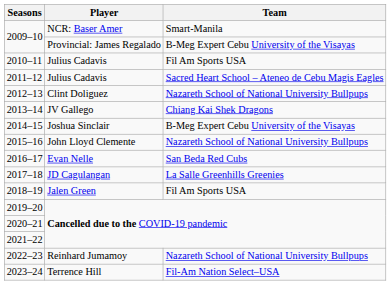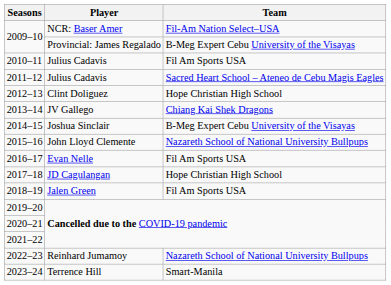(194, 28) Smart-Manila -> (223, 28) Fil-Am Nation Select–USA
(267, 93) Nazareth School of National University Bullpups -> (224, 93) Hope Christian High School
(207, 158) San Beda Red Cubs -> (206, 158) Fil Am Sports USA
(225, 175) La Salle Greenhills Greenies -> (224, 175) Hope Christian High School
(223, 272) Fil-Am Nation Select–USA -> (194, 272) Smart-Manila
